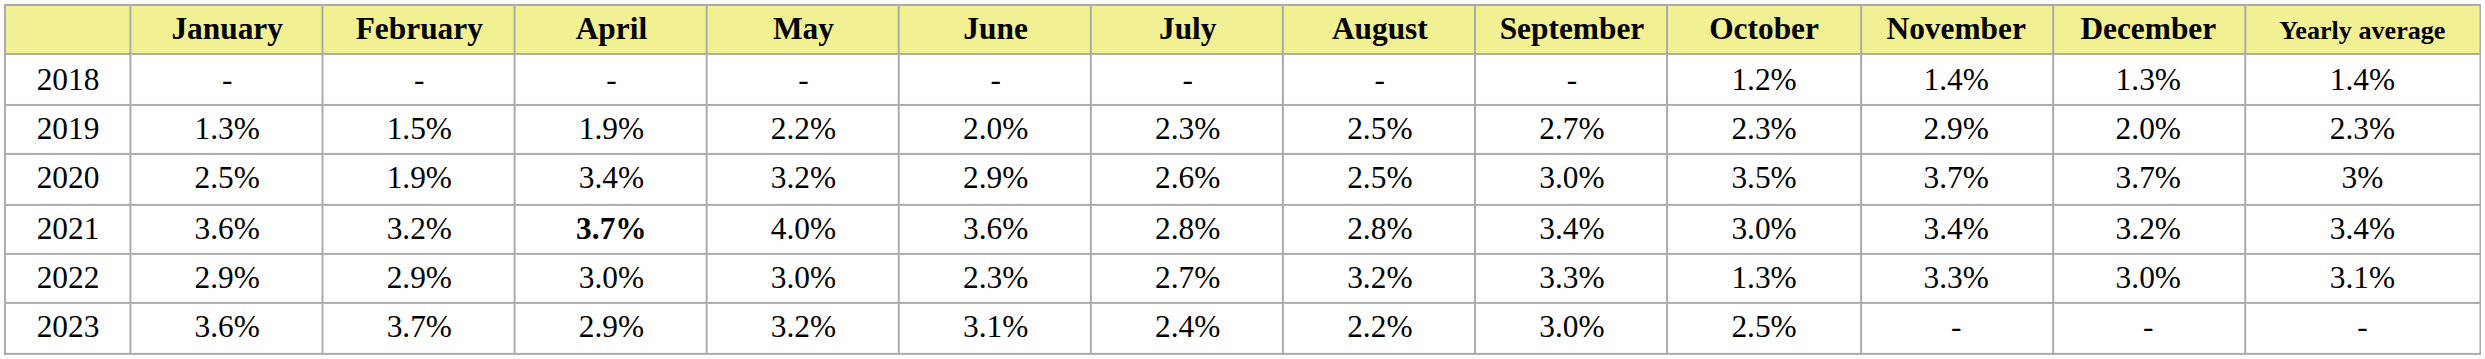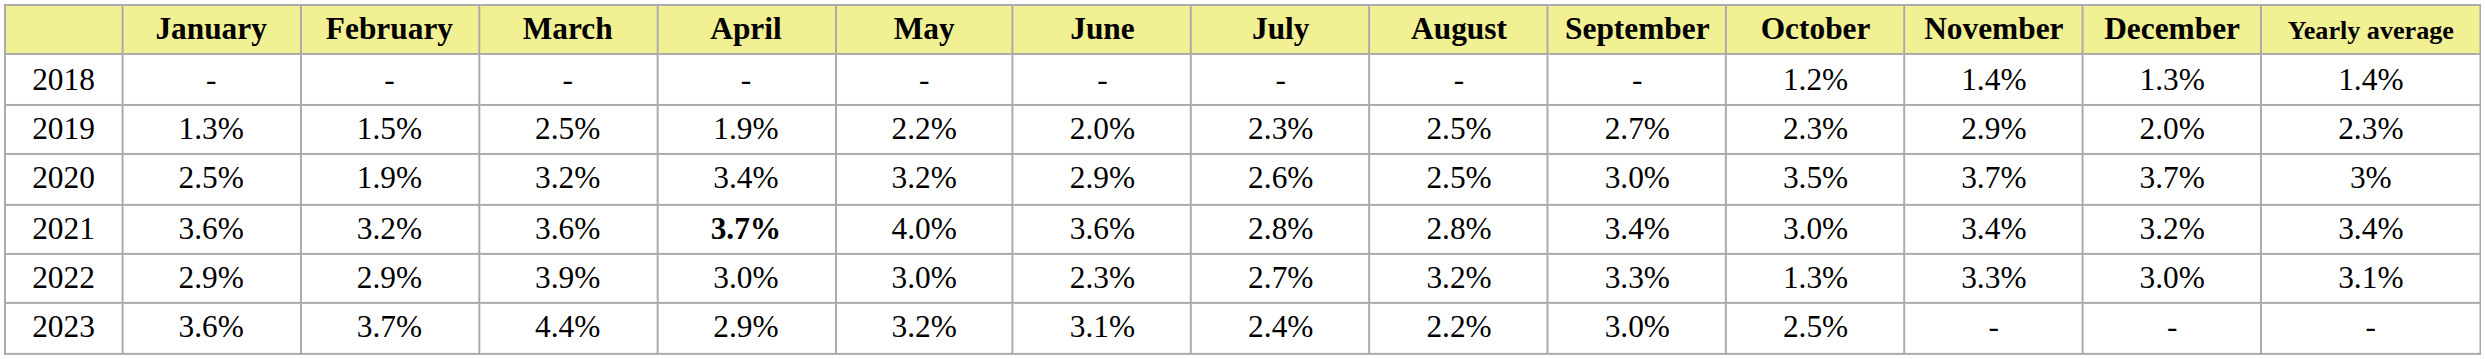+ column: (568, 29)
